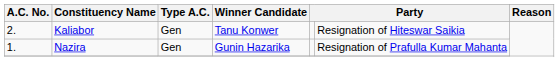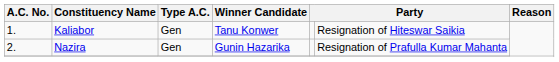(11, 30) 2. -> (11, 30) 1.
(11, 47) 1. -> (11, 47) 2.
